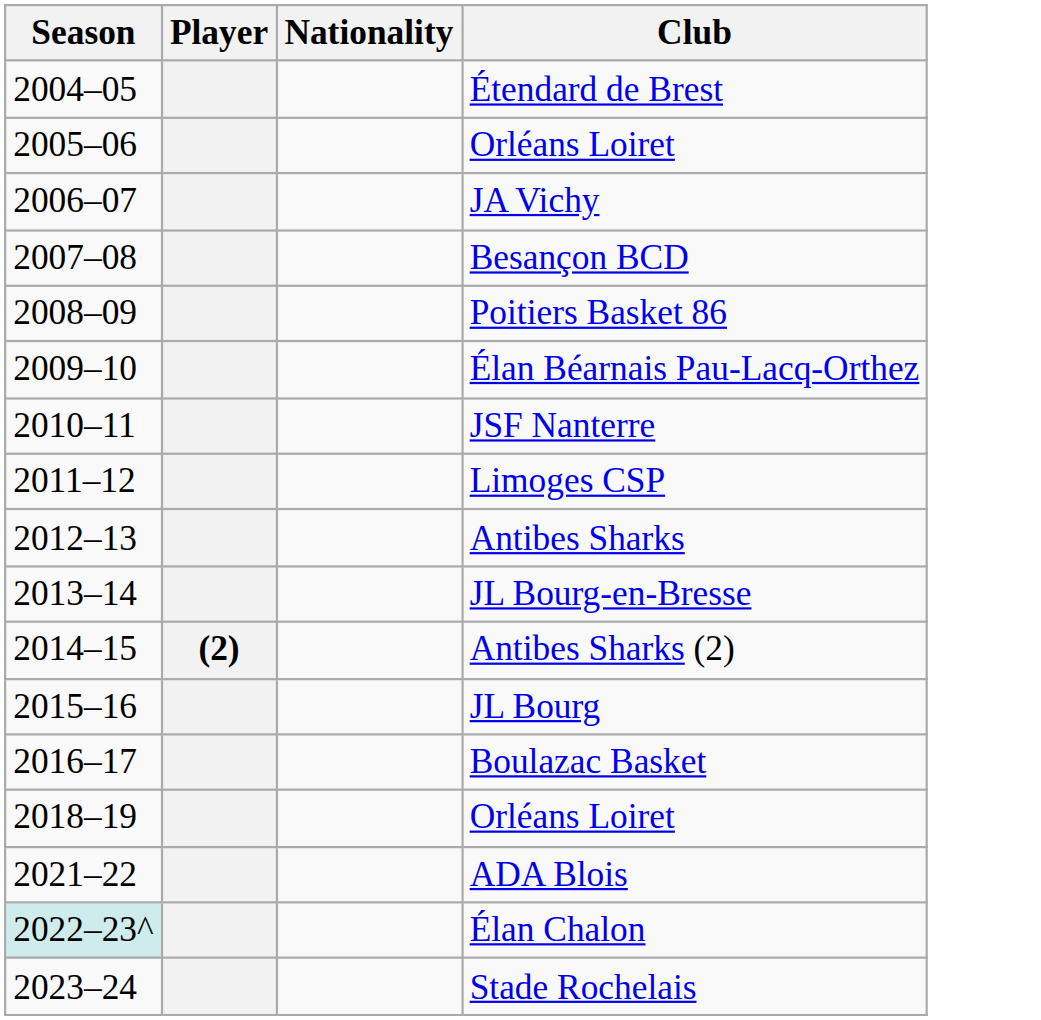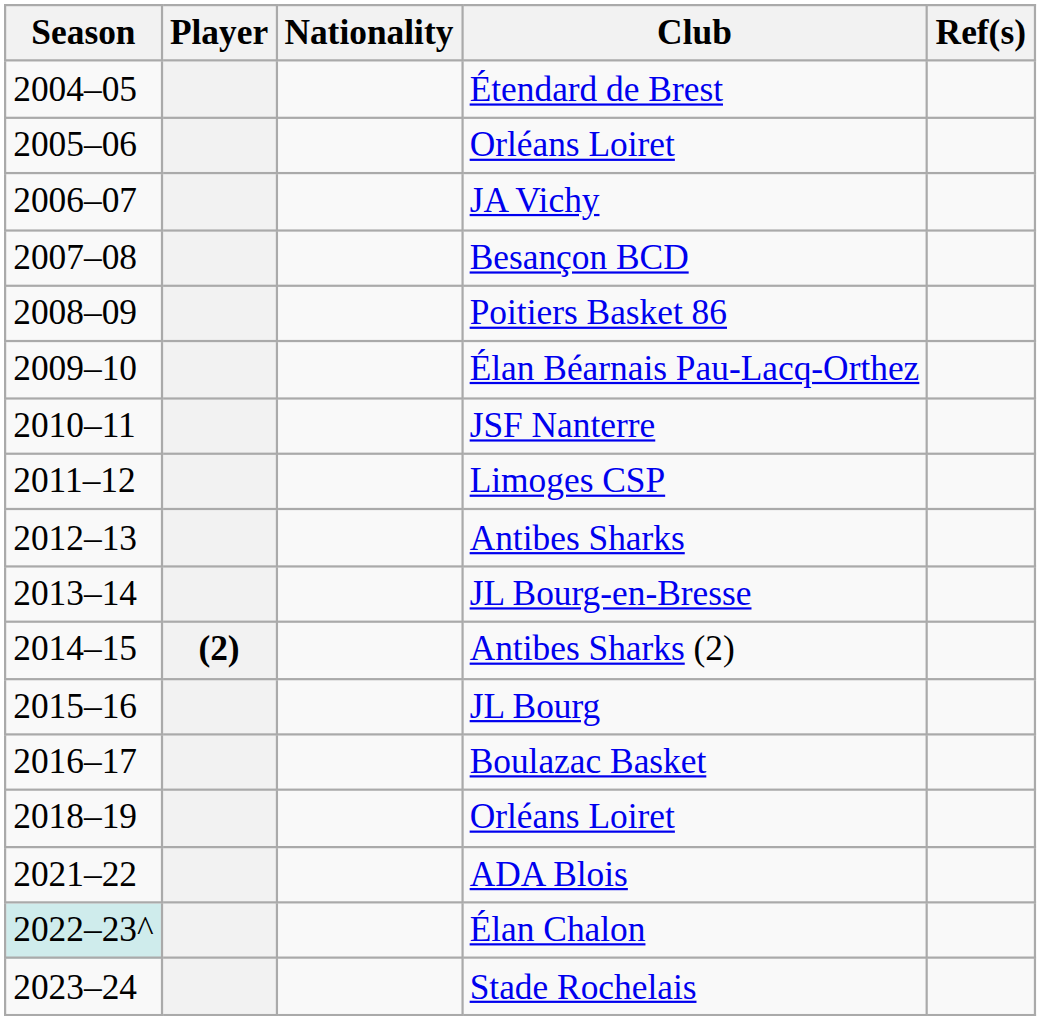+ column: (981, 32)
